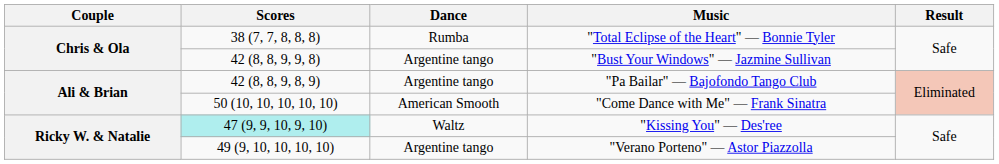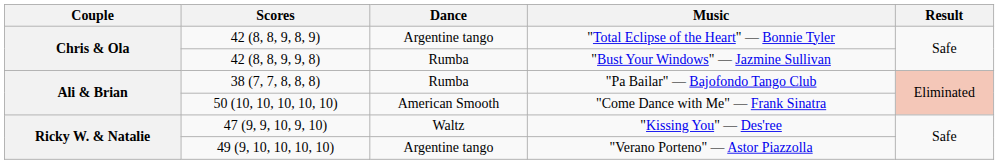(275, 37) 38 (7, 7, 8, 8, 8) -> (275, 37) 42 (8, 8, 9, 8, 9)
(448, 37) Rumba -> (448, 37) Argentine tango
(448, 59) Argentine tango -> (448, 59) Rumba
(275, 81) 42 (8, 8, 9, 8, 9) -> (275, 81) 38 (7, 7, 8, 8, 8)
(448, 81) Argentine tango -> (448, 81) Rumba
(275, 125) paleturquoise background -> (275, 125) no background
